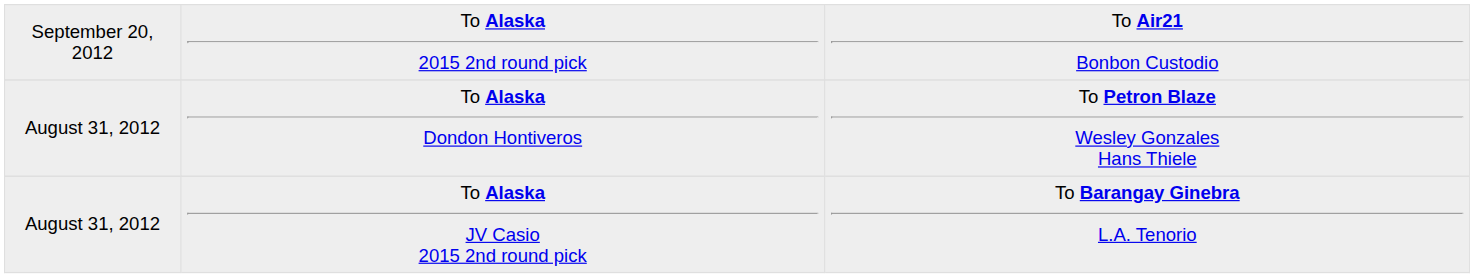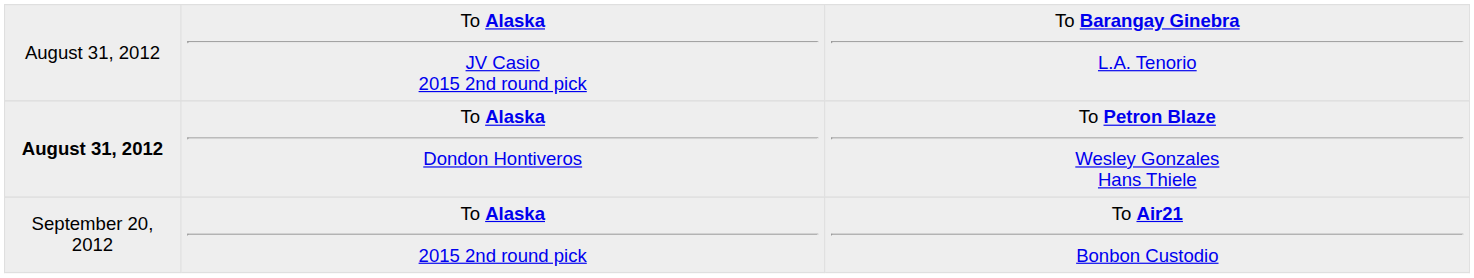rows swapped: (503, 224) <-> (503, 42)
(92, 128) normal -> (92, 148) bold
